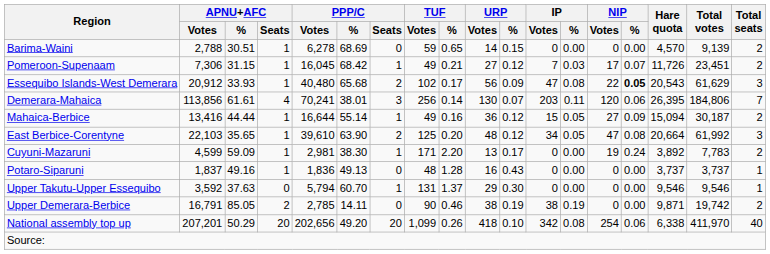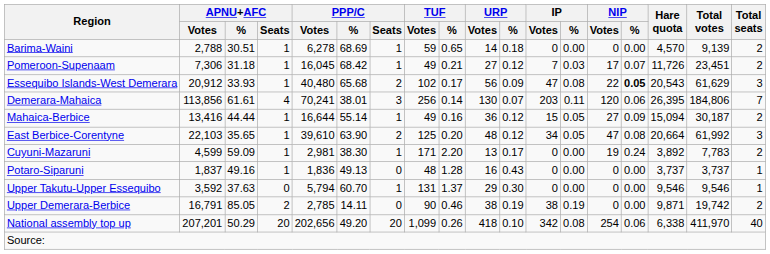(399, 48) 0 -> (399, 48) 1
(513, 48) 0.15 -> (513, 48) 0.18
(241, 65) 31.15 -> (241, 65) 31.18
